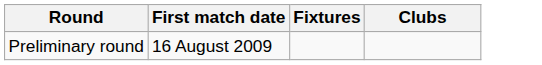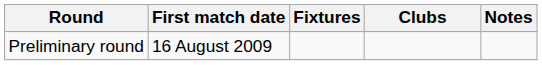+ column: (509, 18)
